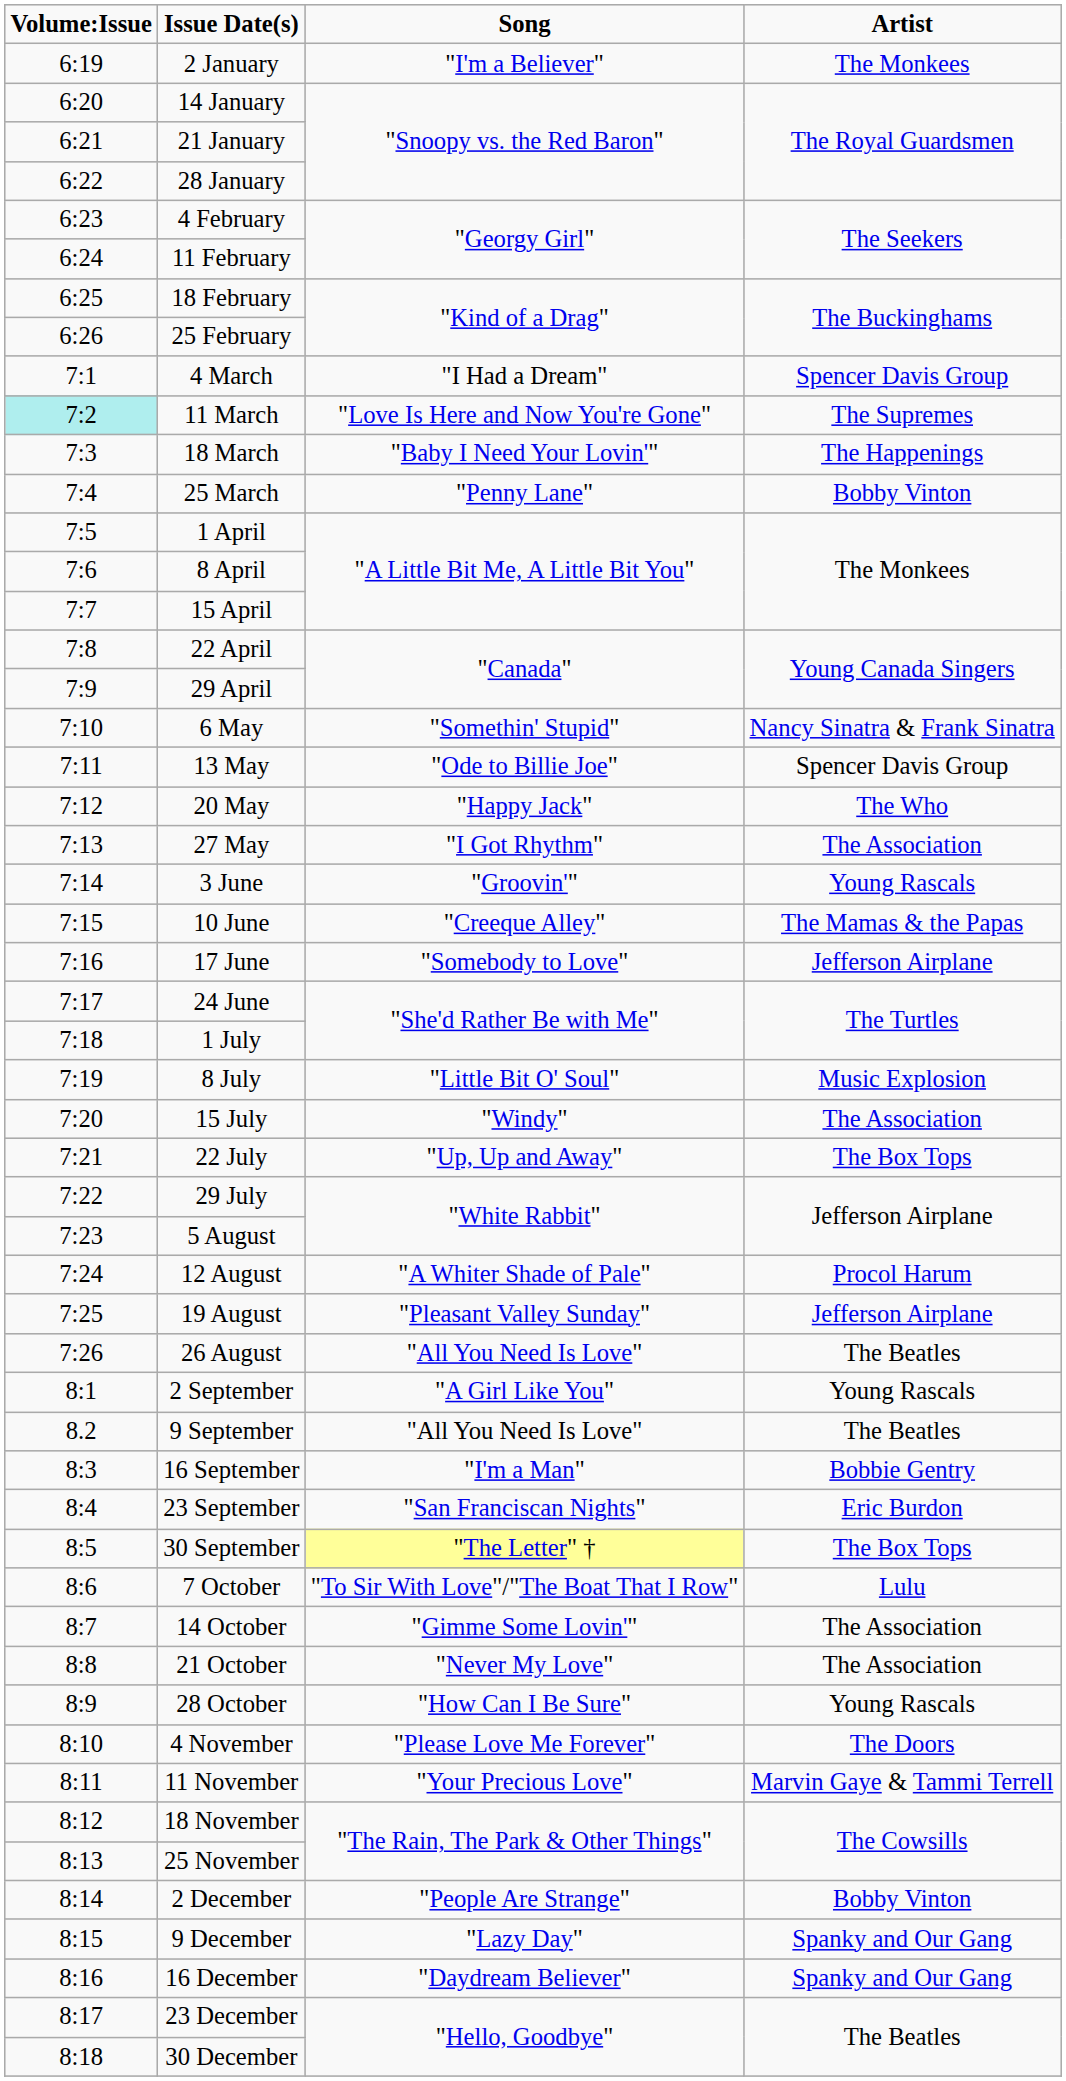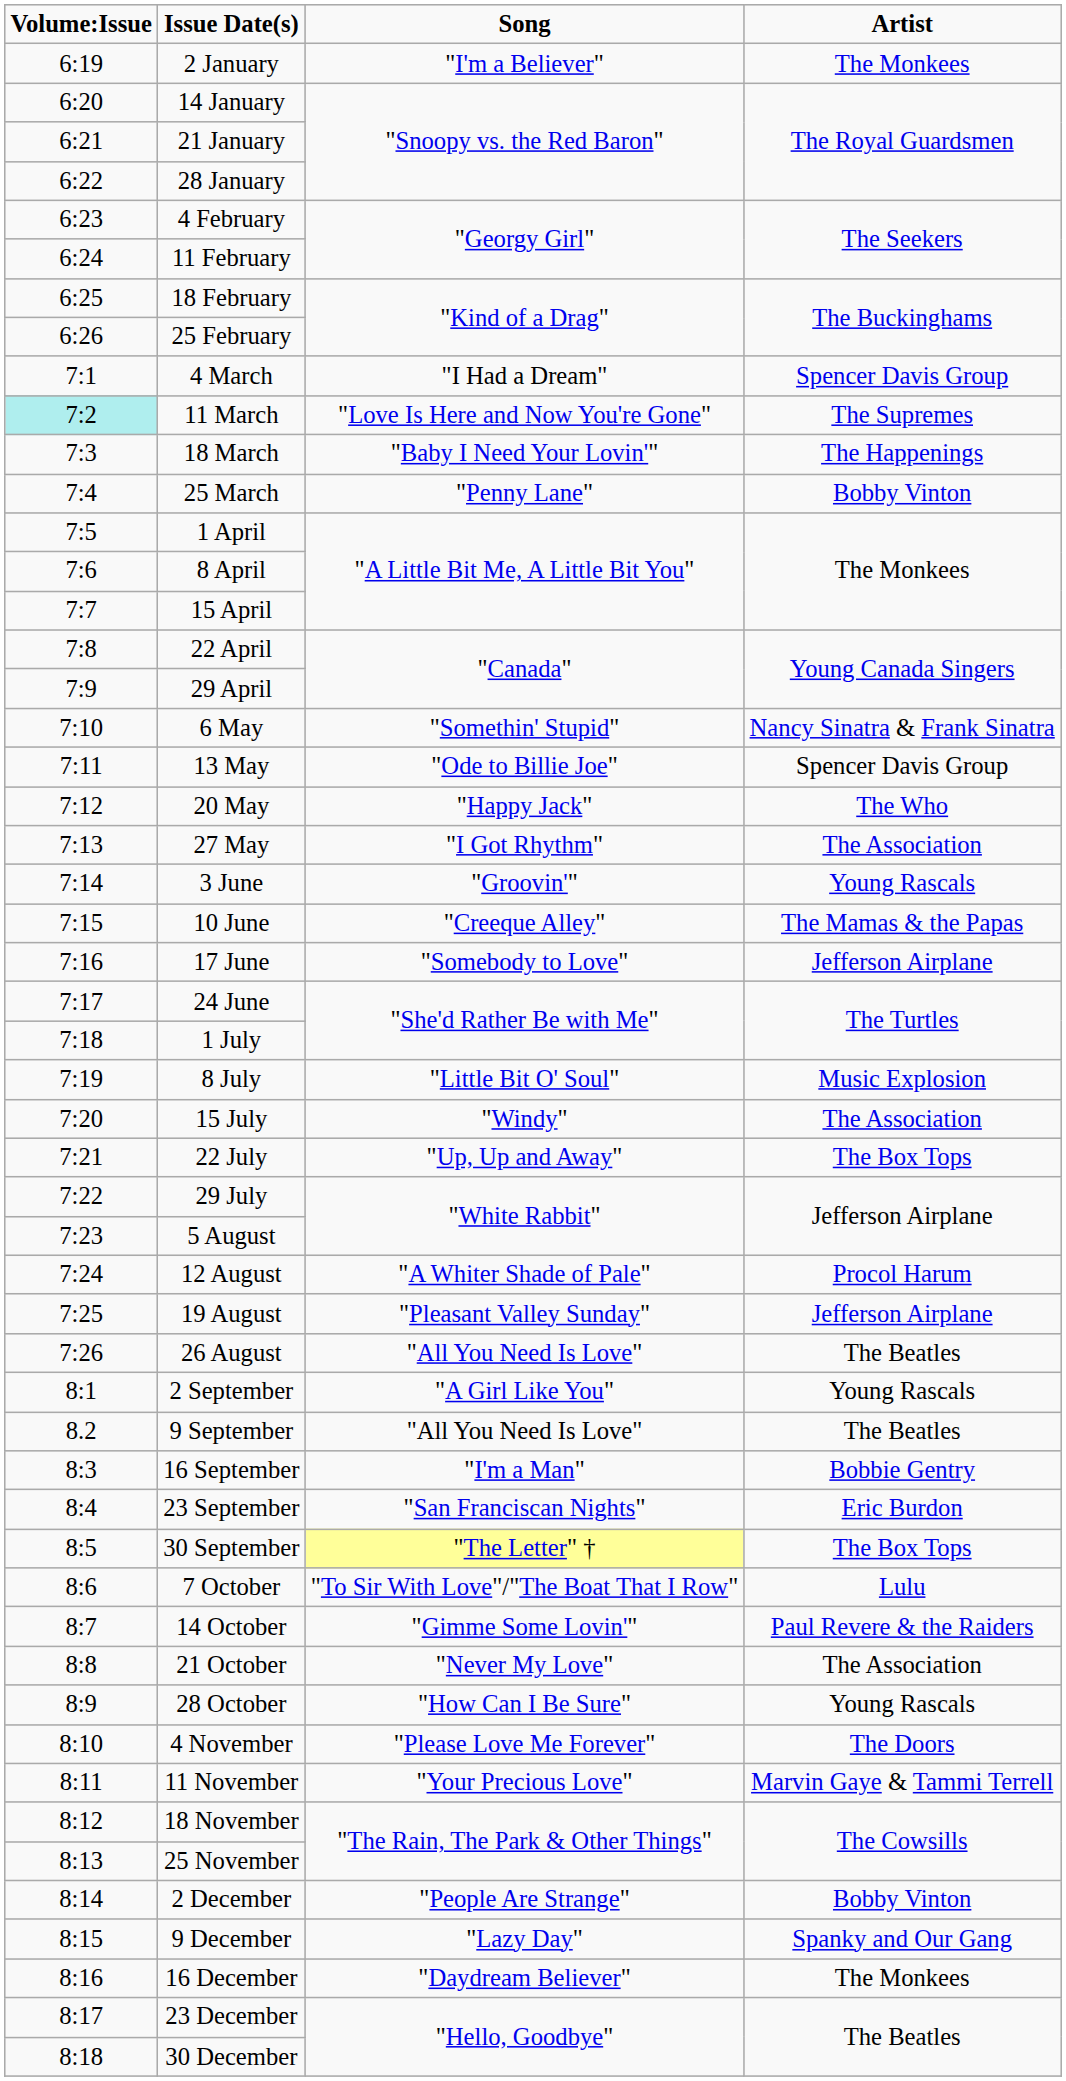(902, 1626) The Association -> (902, 1626) Paul Revere & the Raiders
(902, 1977) Spanky and Our Gang -> (902, 1977) The Monkees
